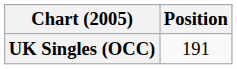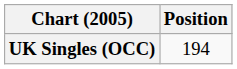(196, 48) 191 -> (196, 48) 194
